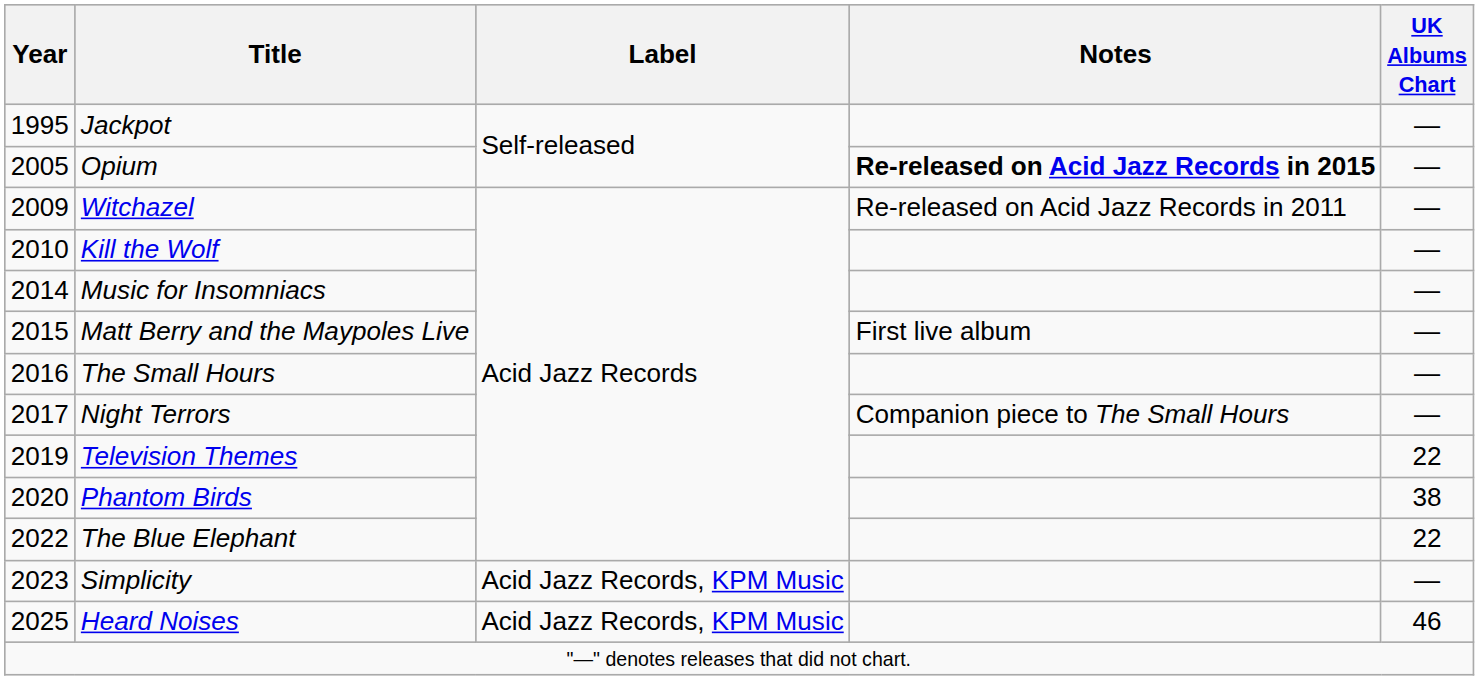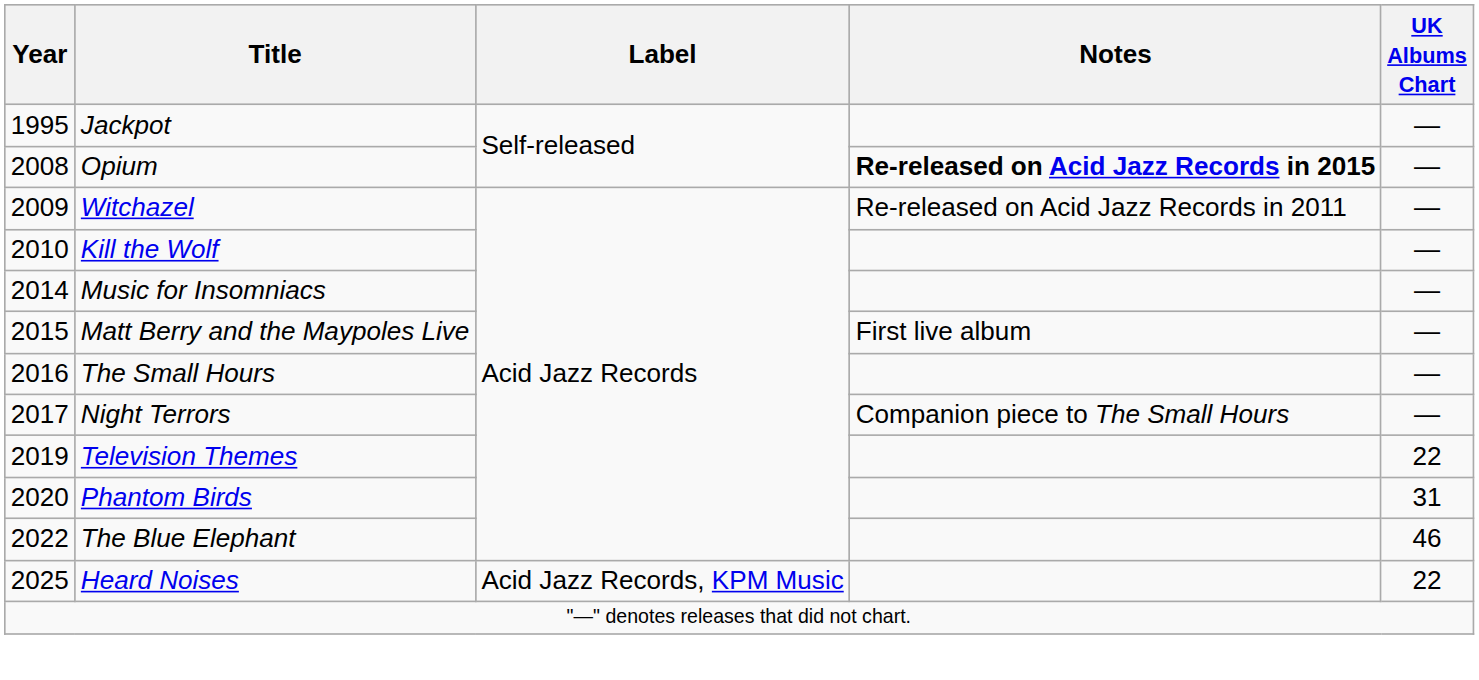(40, 166) 2005 -> (40, 166) 2008
(1427, 497) 38 -> (1427, 497) 31
(1427, 538) 22 -> (1427, 538) 46
- row: (136, 580)
(1427, 621) 46 -> (1427, 580) 22
